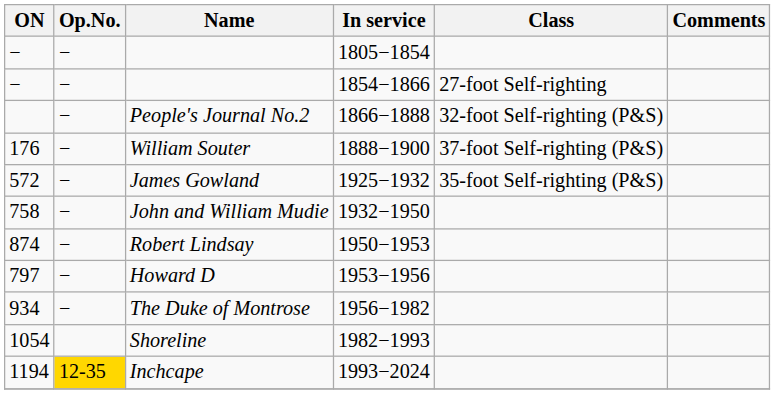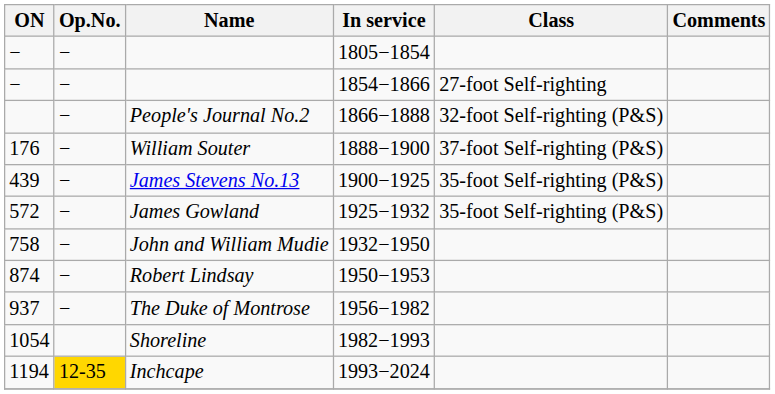+ row: (215, 180)
- row: (172, 276)
(24, 308) 934 -> (24, 308) 937
